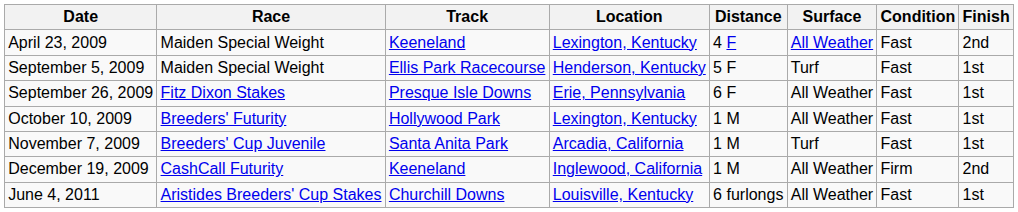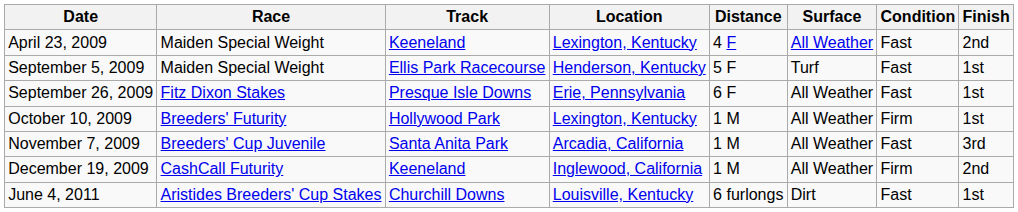(896, 118) Fast -> (897, 118) Firm
(805, 144) Turf -> (832, 144) All Weather
(973, 144) 1st -> (974, 144) 3rd
(832, 194) All Weather -> (803, 194) Dirt
